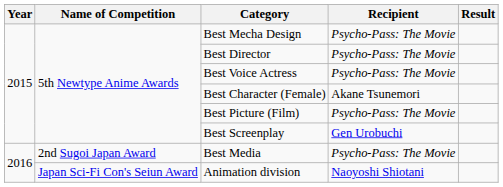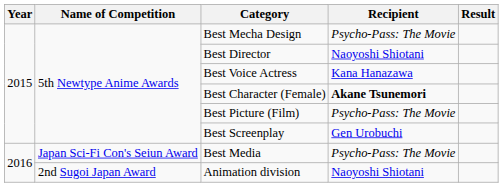(393, 53) Psycho-Pass: The Movie -> (378, 53) Naoyoshi Shiotani
(393, 73) Psycho-Pass: The Movie -> (372, 73) Kana Hanazawa
(376, 93) normal -> (379, 93) bold
(97, 152) 2nd Sugoi Japan Award -> (118, 152) Japan Sci-Fi Con's Seiun Award
(118, 172) Japan Sci-Fi Con's Seiun Award -> (97, 172) 2nd Sugoi Japan Award
